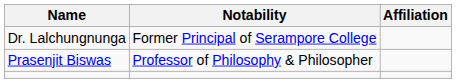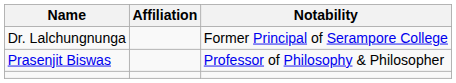columns swapped: (254, 15) <-> (415, 15)
